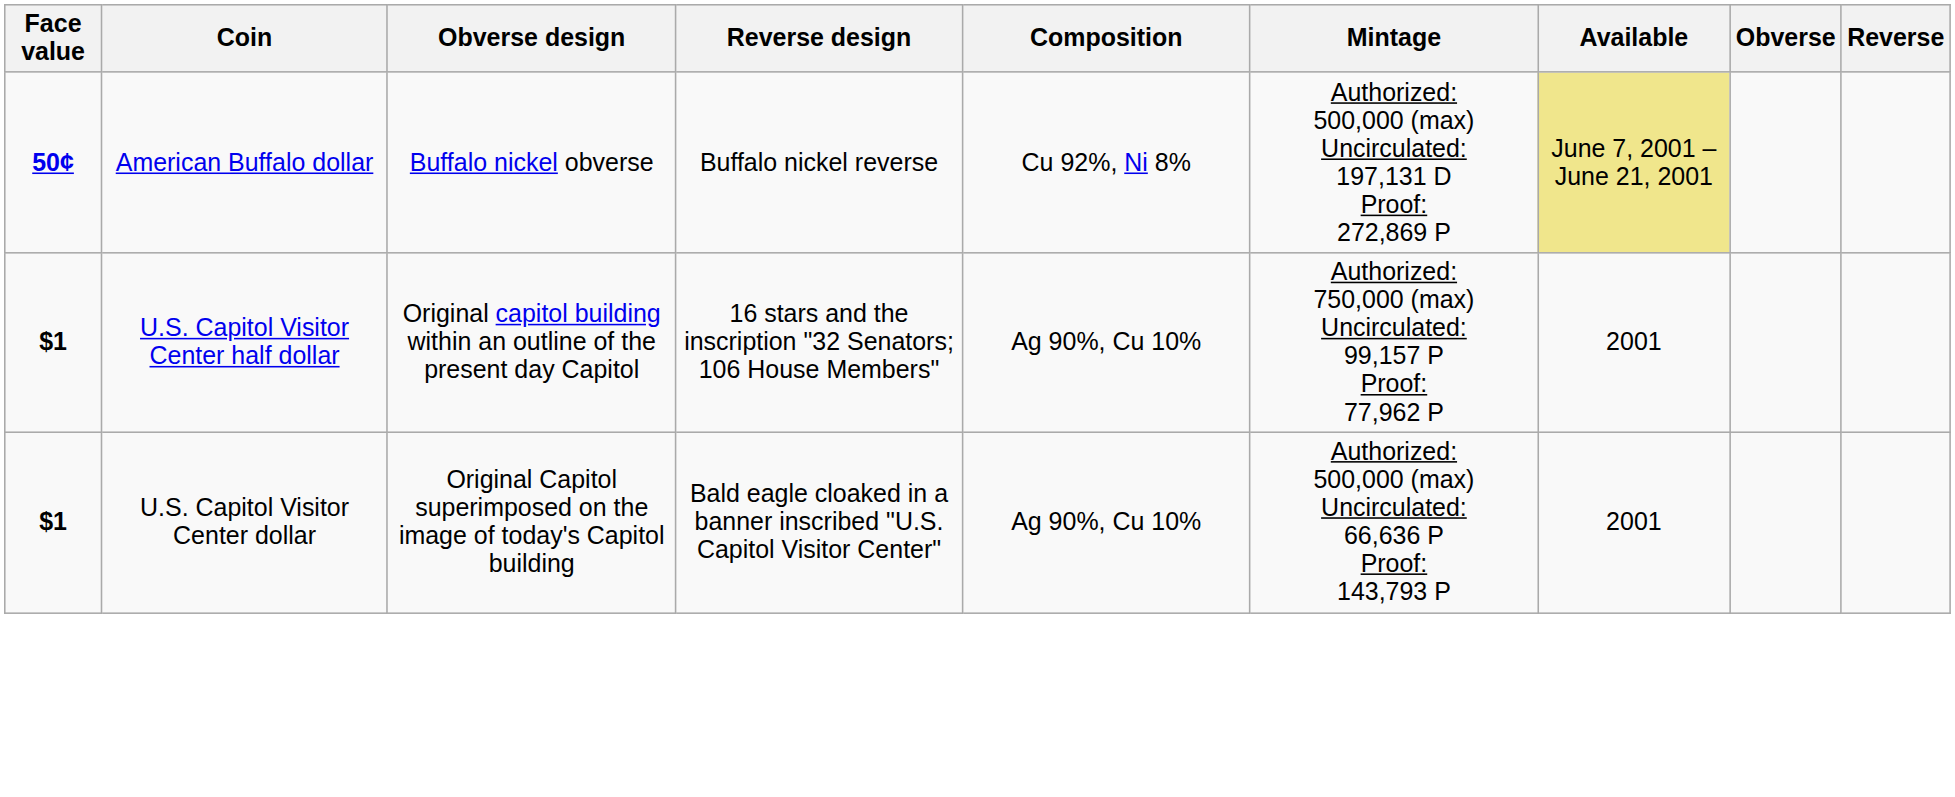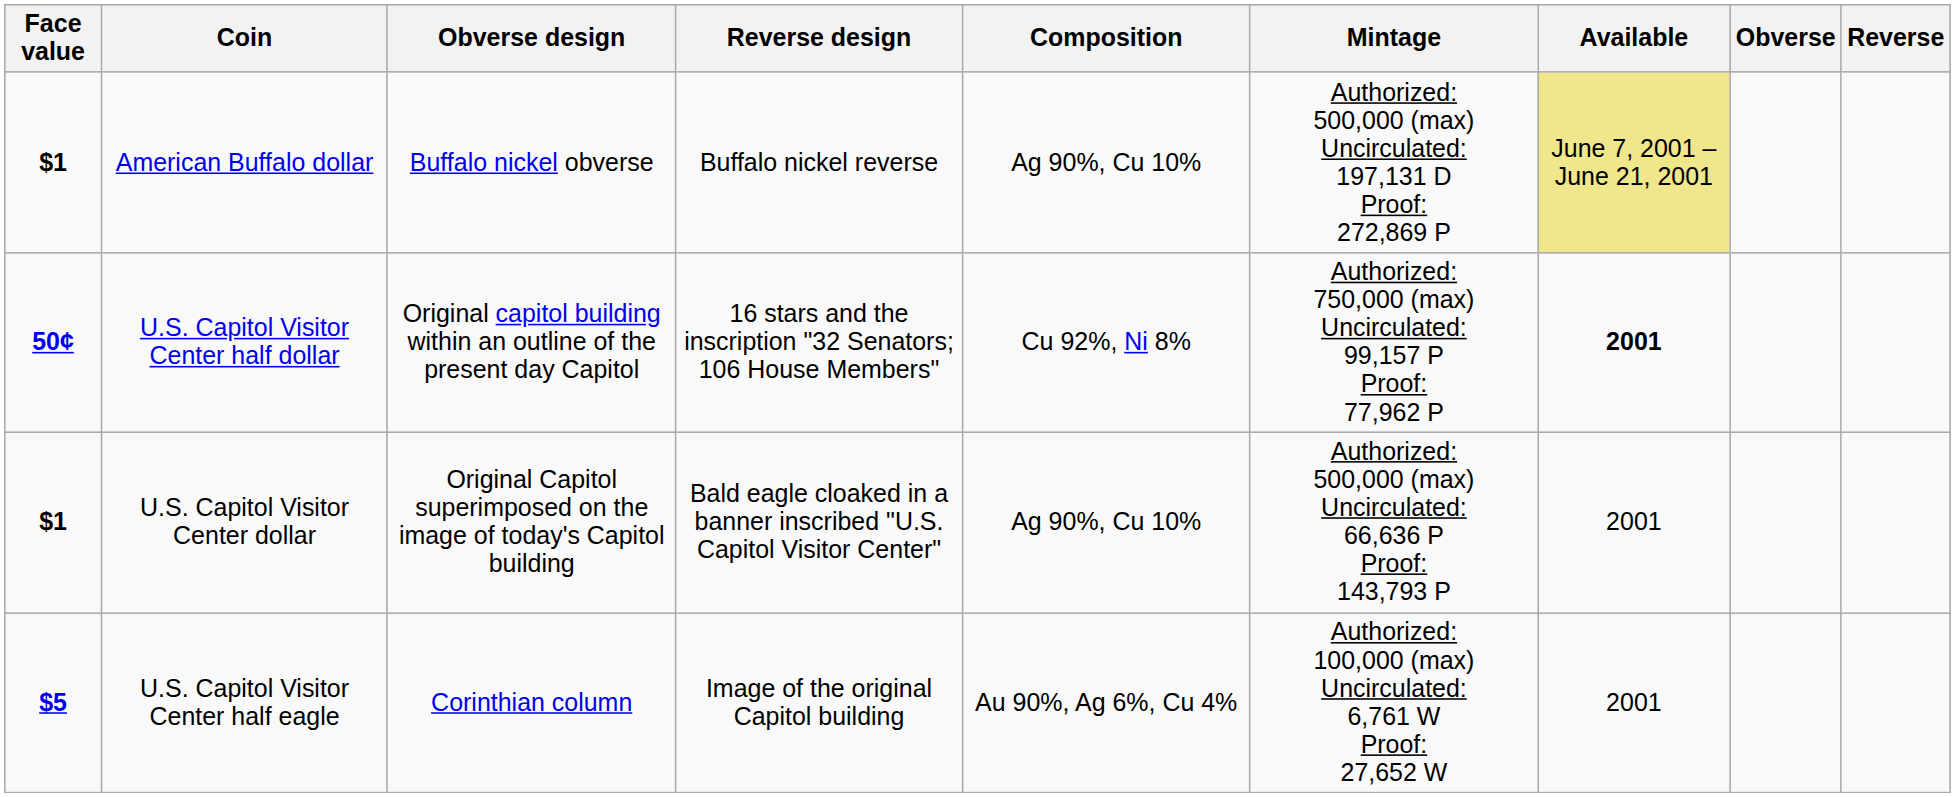(53, 162) 50¢ -> (53, 162) $1
(1106, 162) Cu 92%, Ni 8% -> (1106, 162) Ag 90%, Cu 10%
(53, 342) $1 -> (53, 342) 50¢
(1106, 342) Ag 90%, Cu 10% -> (1106, 342) Cu 92%, Ni 8%
(1634, 342) normal -> (1634, 342) bold
+ row: (245, 702)
